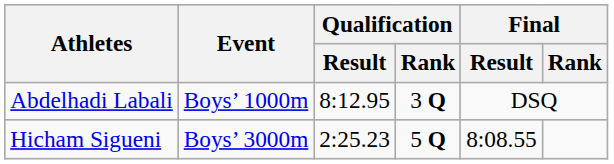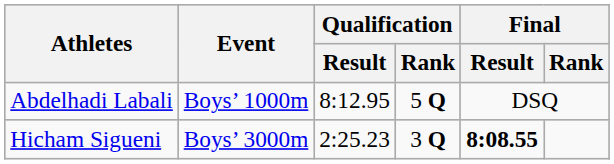(428, 101) 3 Q -> (428, 101) 5 Q
(428, 139) 5 Q -> (428, 139) 3 Q
(501, 139) normal -> (502, 139) bold
